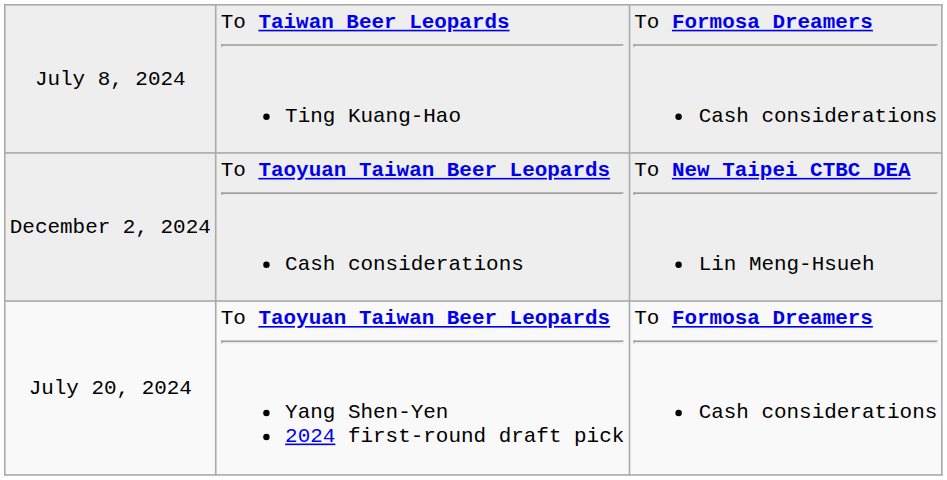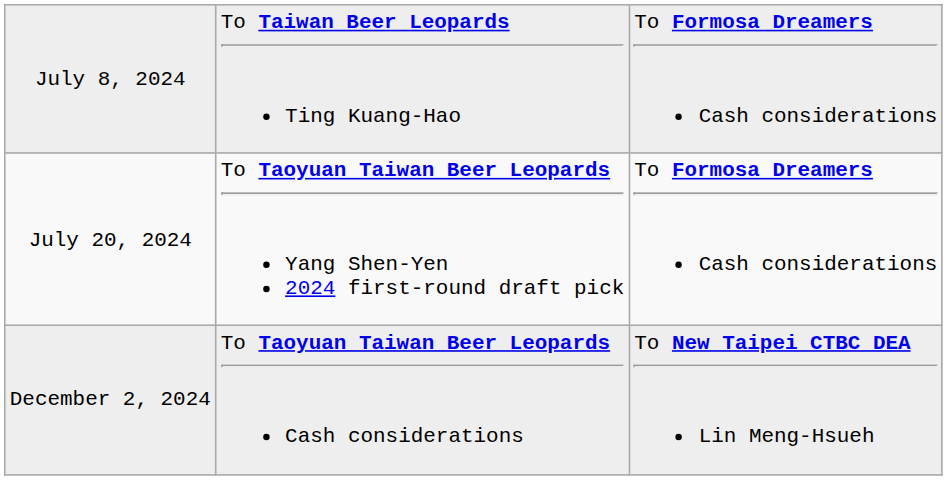rows swapped: (110, 388) <-> (110, 227)
